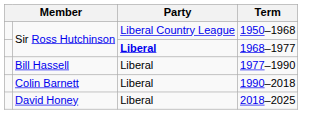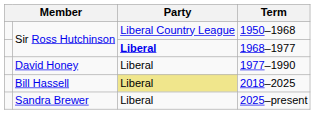(42, 65) Bill Hassell -> (47, 65) David Honey
- row: (268, 83)
(47, 100) David Honey -> (42, 83) Bill Hassell
(137, 100) no background -> (137, 83) khaki background
+ row: (274, 100)
